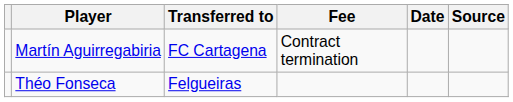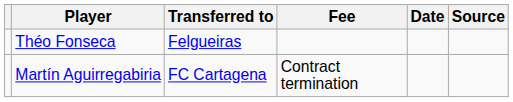rows swapped: (88, 50) <-> (65, 84)
